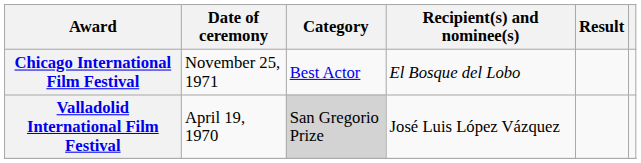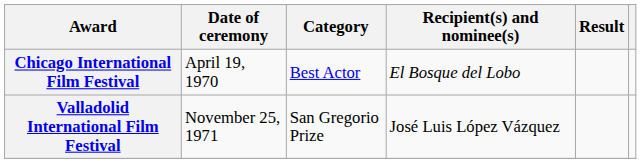(233, 72) November 25, 1971 -> (215, 72) April 19, 1970
(215, 126) April 19, 1970 -> (233, 126) November 25, 1971
(334, 126) lightgrey background -> (334, 126) no background
